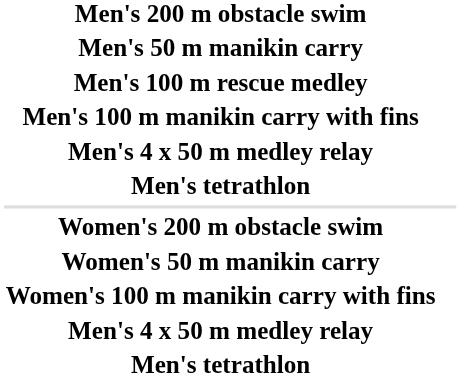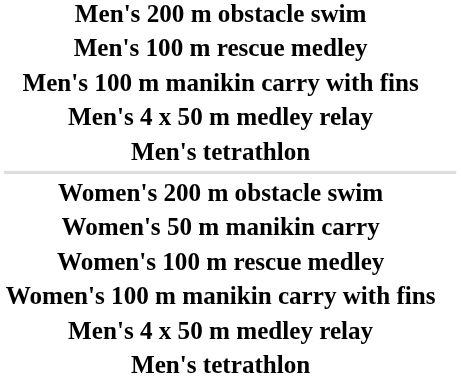- row: (221, 48)
+ row: (221, 261)
